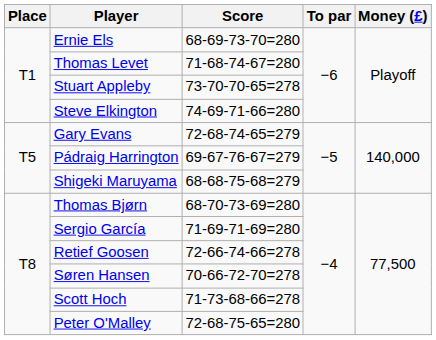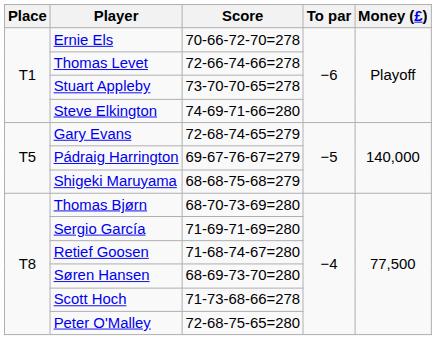(243, 39) 68-69-73-70=280 -> (243, 39) 70-66-72-70=278
(243, 63) 71-68-74-67=280 -> (243, 63) 72-66-74-66=278
(243, 252) 72-66-74-66=278 -> (243, 252) 71-68-74-67=280
(243, 275) 70-66-72-70=278 -> (243, 275) 68-69-73-70=280
